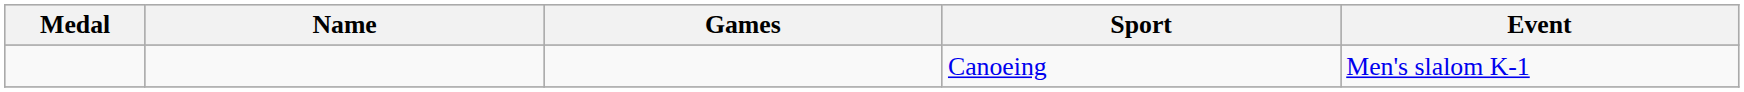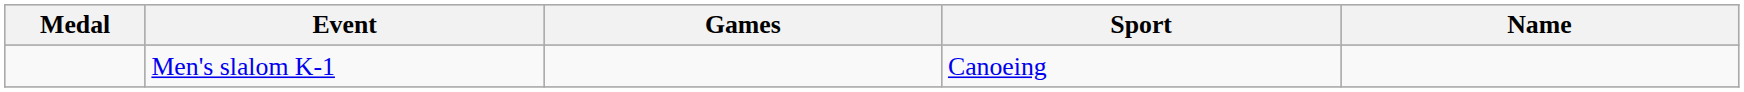columns swapped: (345, 24) <-> (1539, 24)
